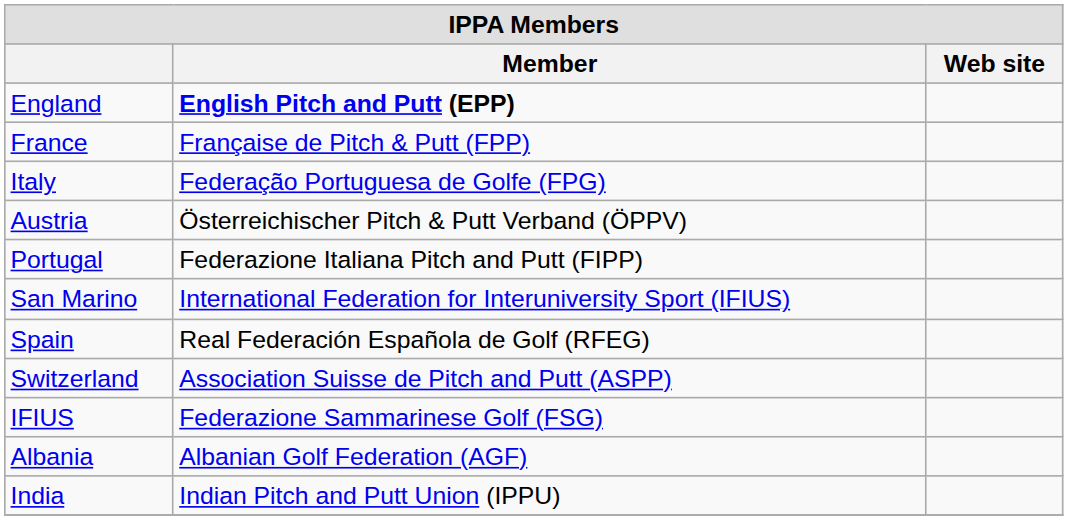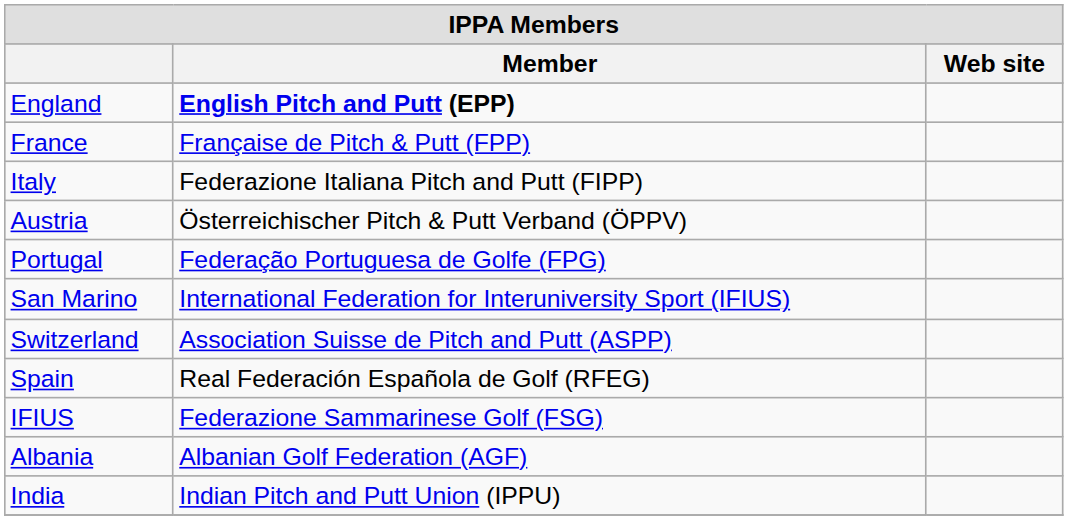(393, 182) Federação Portuguesa de Golfe (FPG) -> (411, 182) Federazione Italiana Pitch and Putt (FIPP)
(411, 260) Federazione Italiana Pitch and Putt (FIPP) -> (393, 260) Federação Portuguesa de Golfe (FPG)
rows swapped: (75, 378) <-> (42, 338)
